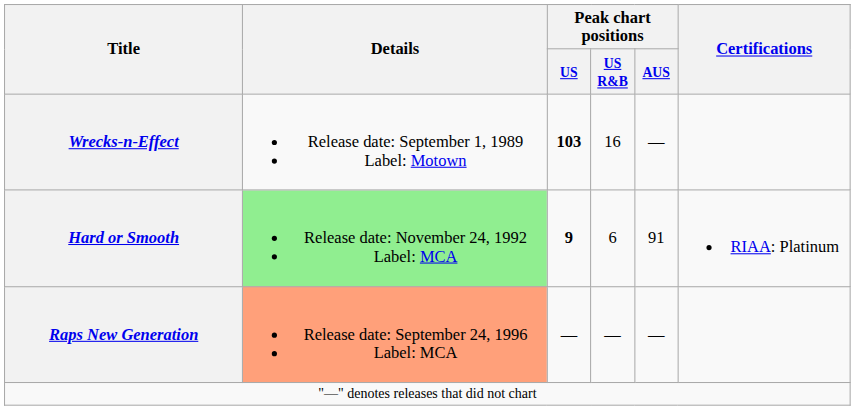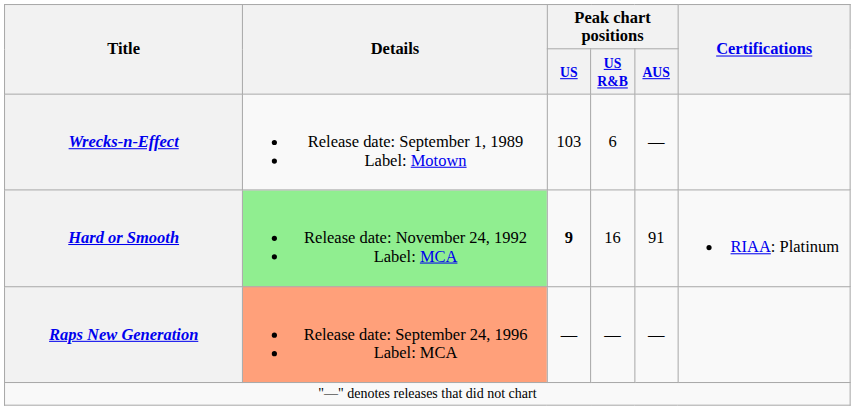(569, 141) bold -> (569, 141) normal
(613, 141) 16 -> (613, 141) 6
(613, 238) 6 -> (613, 238) 16
